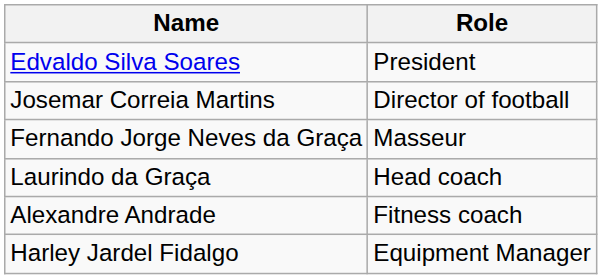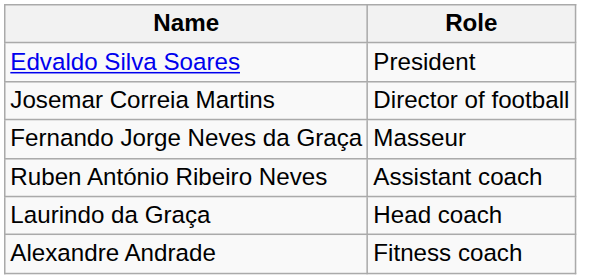+ row: (169, 176)
- row: (124, 253)
